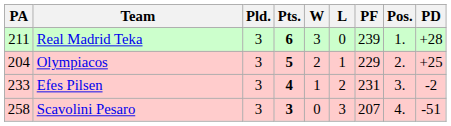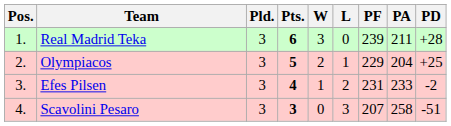columns swapped: (400, 16) <-> (19, 16)
